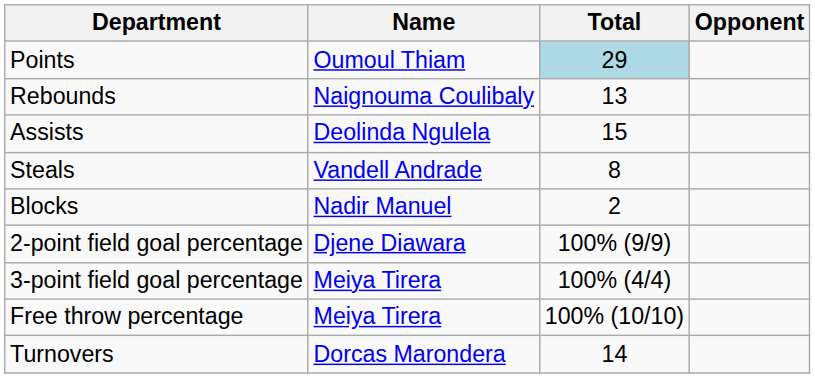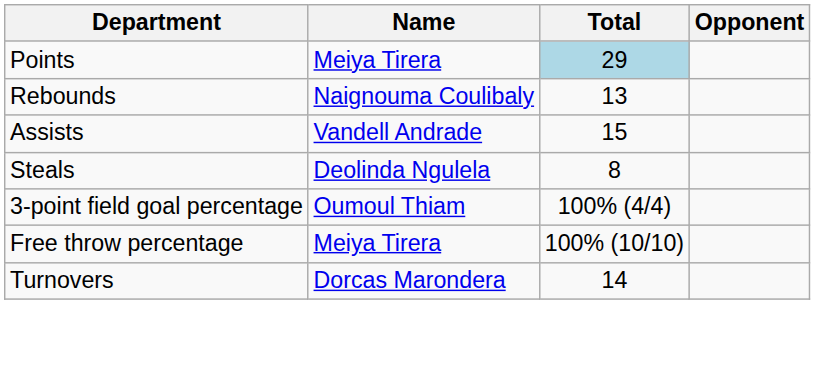(389, 59) Oumoul Thiam -> (377, 59) Meiya Tirera
(402, 133) Deolinda Ngulela -> (398, 133) Vandell Andrade
(398, 170) Vandell Andrade -> (402, 170) Deolinda Ngulela
- row: (44, 206)
- row: (156, 243)
(377, 280) Meiya Tirera -> (389, 206) Oumoul Thiam
